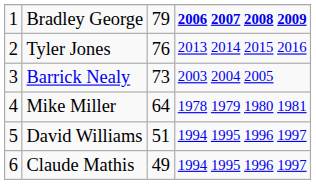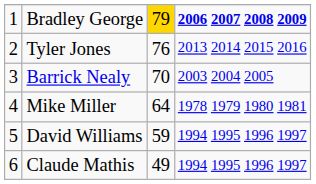(161, 19) no background -> (161, 19) gold background
(161, 77) 73 -> (161, 77) 70
(161, 135) 51 -> (161, 135) 59
